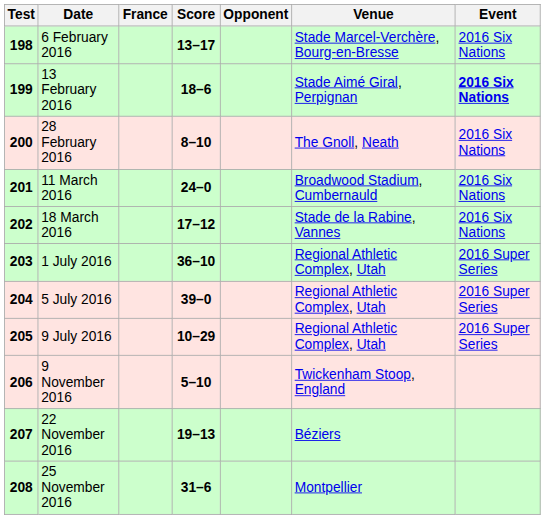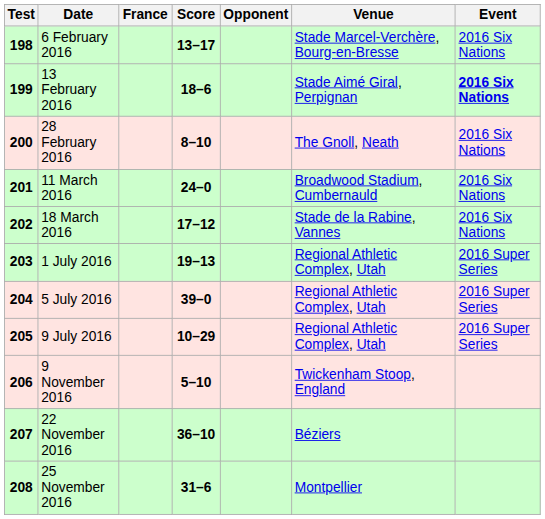(196, 262) 36–10 -> (196, 262) 19–13
(196, 434) 19–13 -> (196, 434) 36–10
